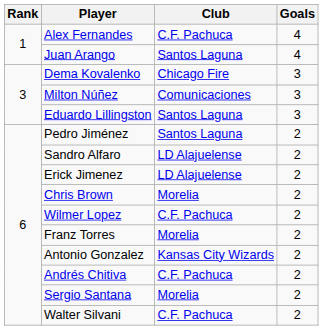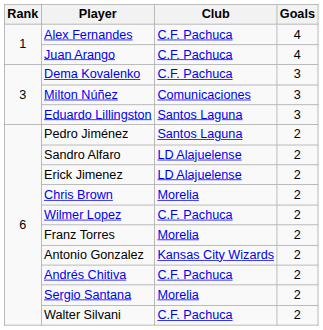(200, 54) Santos Laguna -> (195, 54) C.F. Pachuca
(193, 74) Chicago Fire -> (195, 74) C.F. Pachuca
